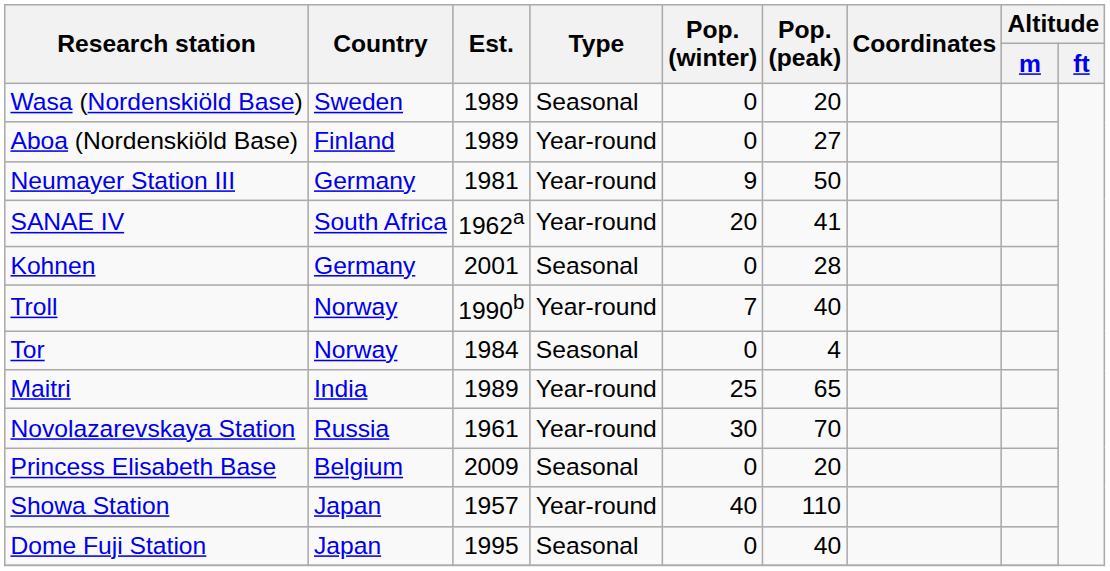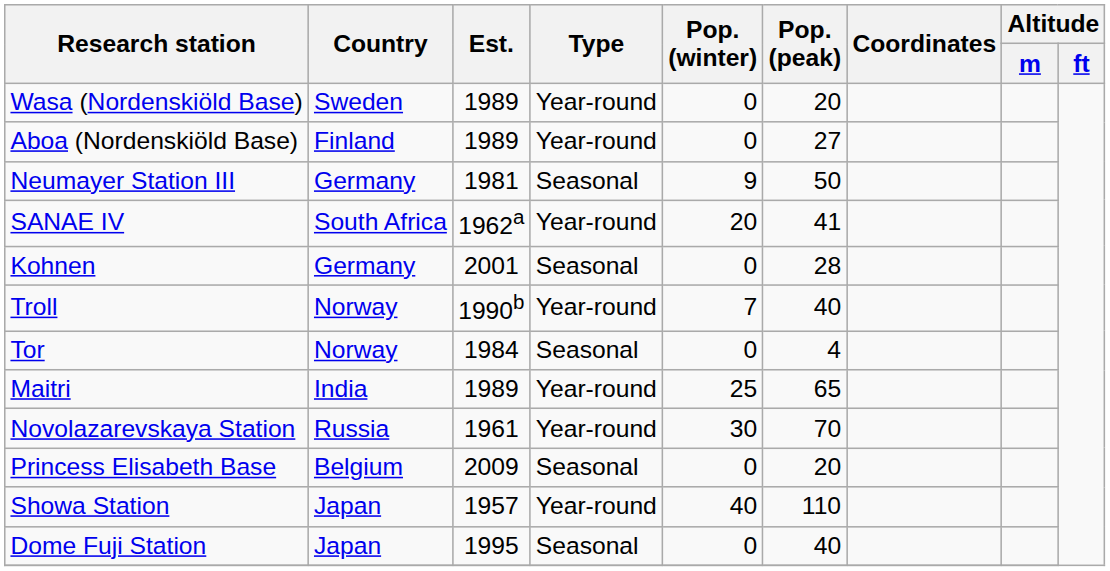(587, 102) Seasonal -> (596, 102) Year-round
(596, 180) Year-round -> (587, 180) Seasonal
